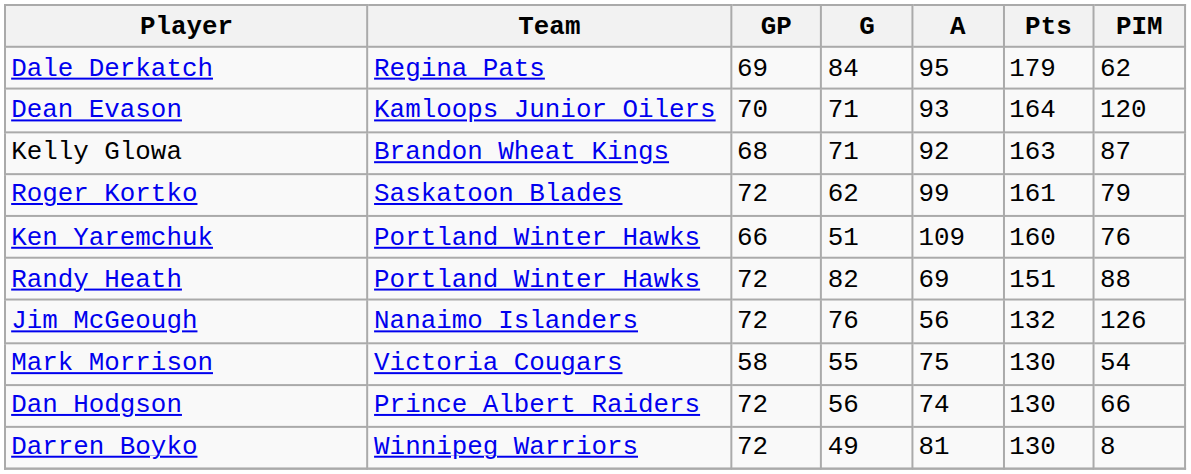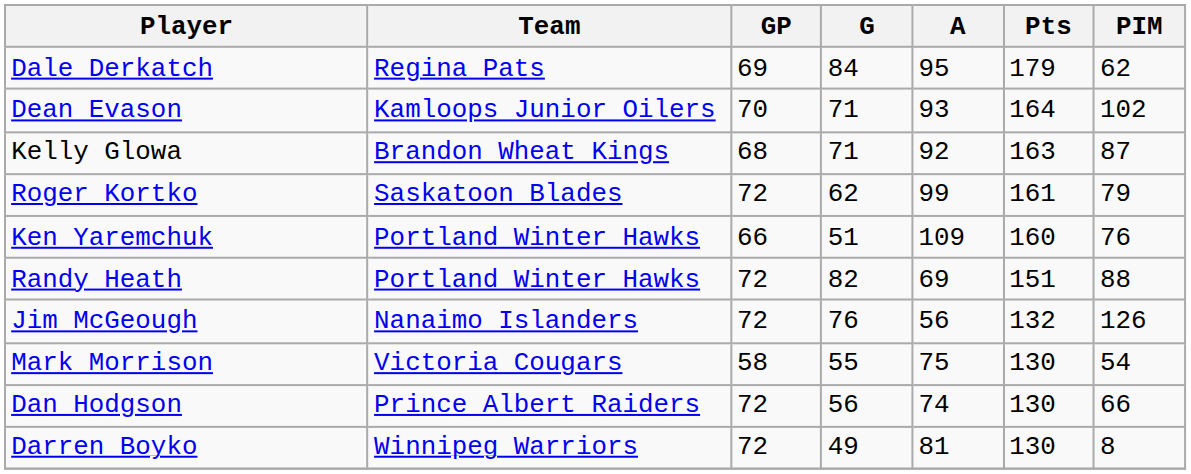(1123, 110) 120 -> (1123, 110) 102
